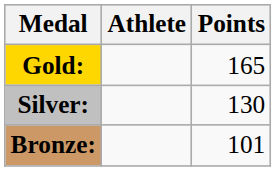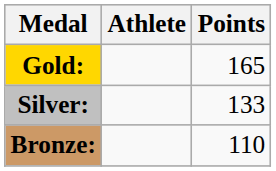(246, 104) 130 -> (246, 104) 133
(246, 144) 101 -> (247, 144) 110
